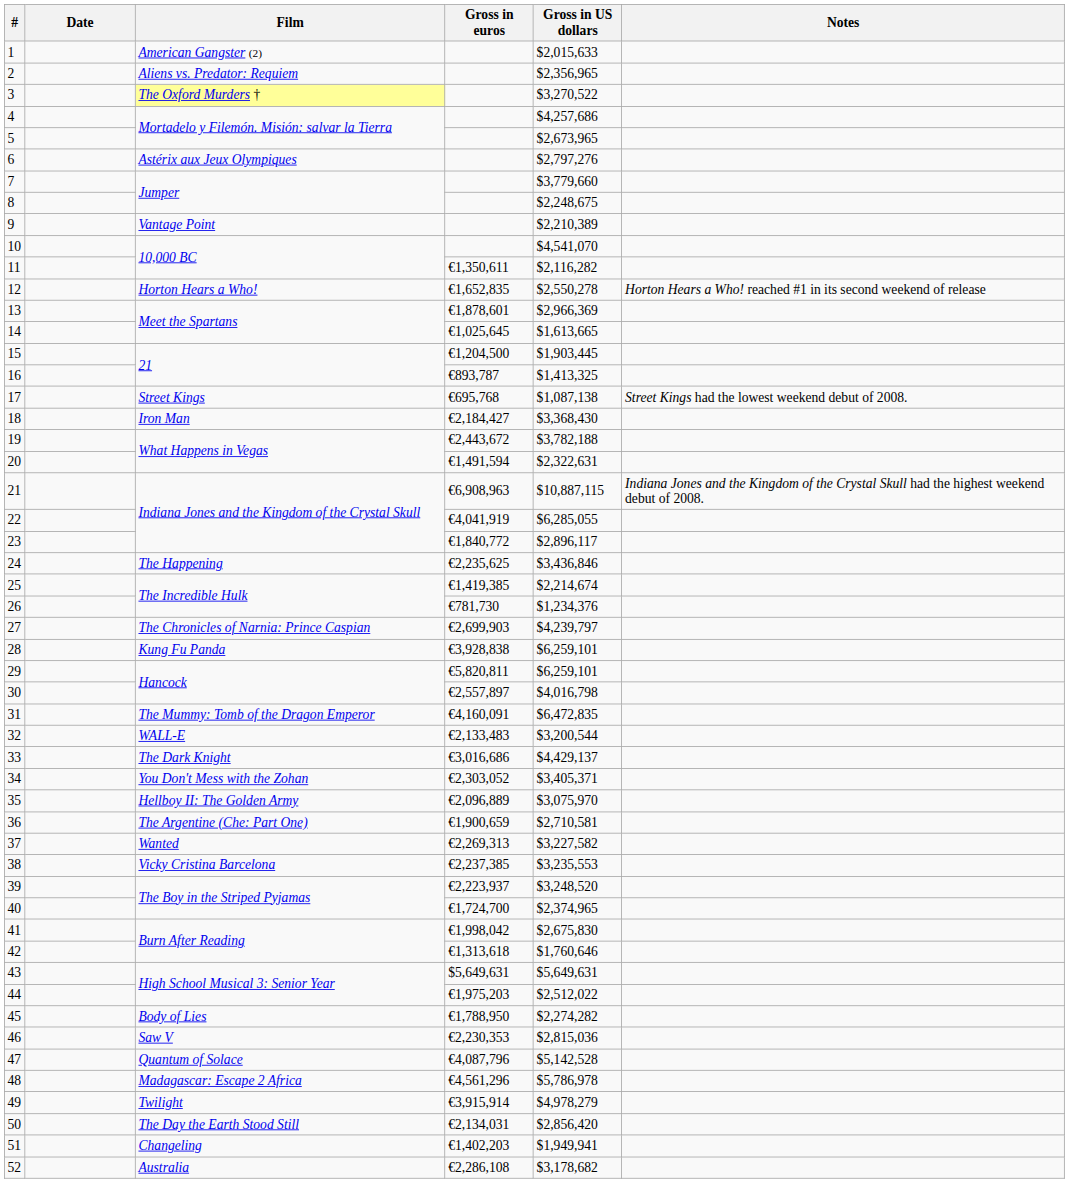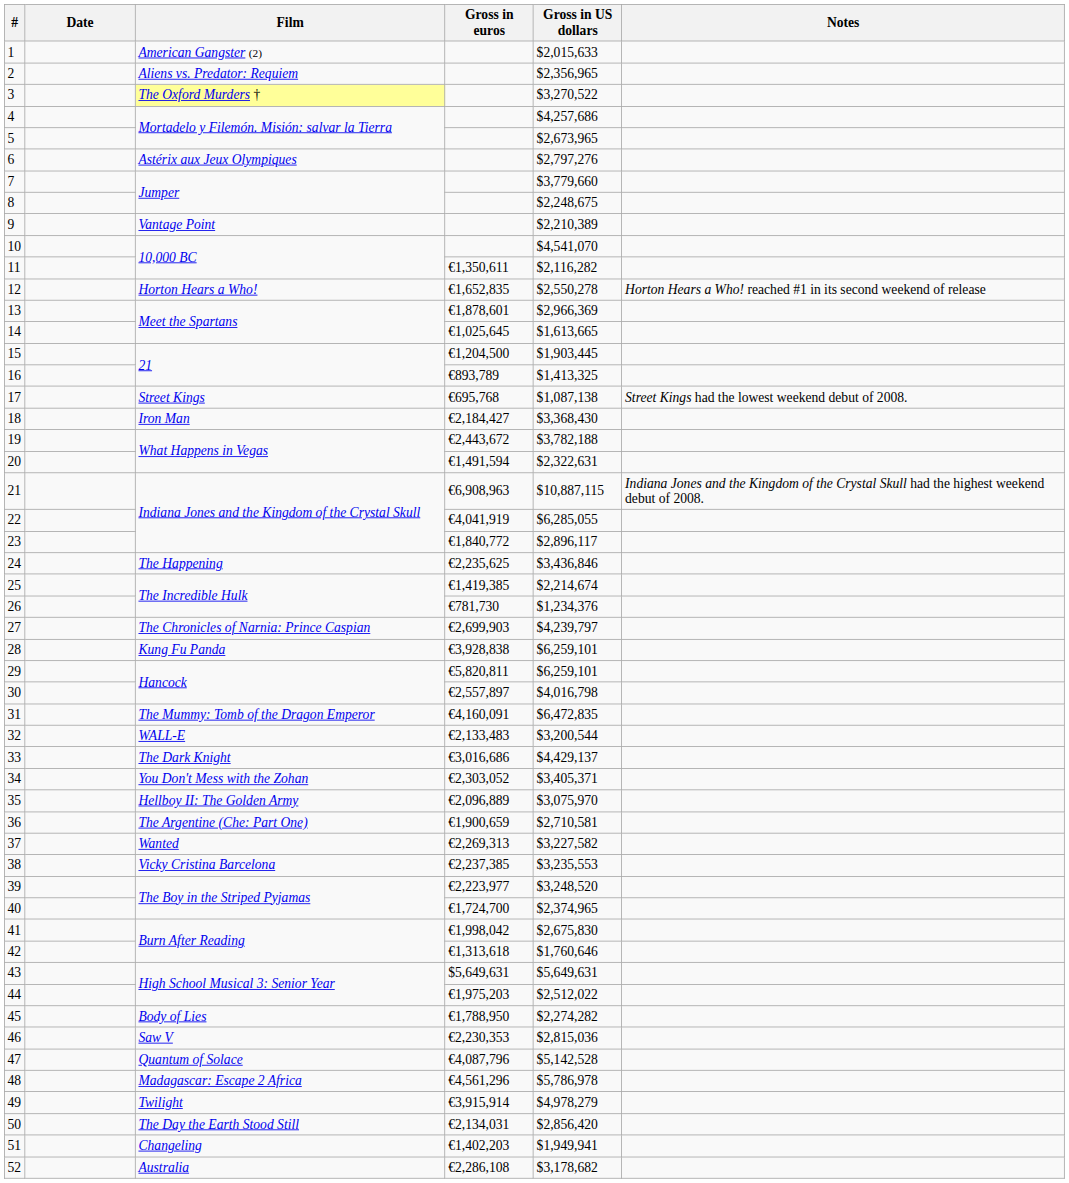(474, 375) €893,787 -> (474, 375) €893,789
(479, 887) €2,223,937 -> (479, 887) €2,223,977
